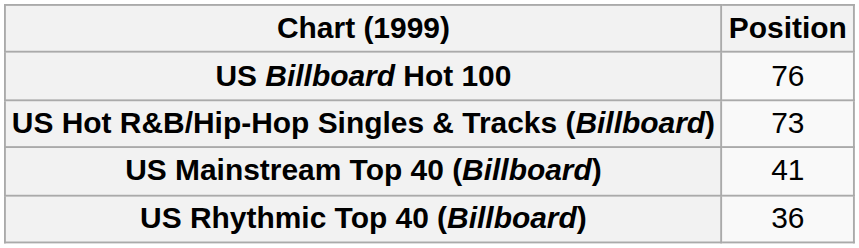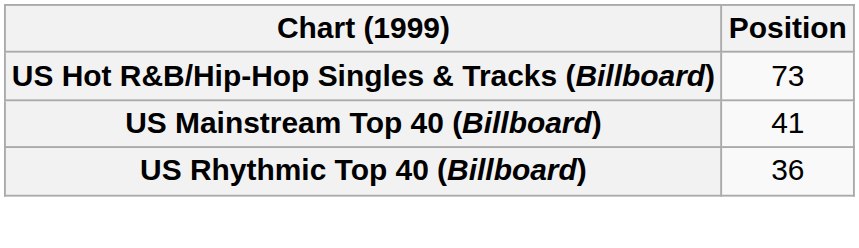- row: (363, 75)
